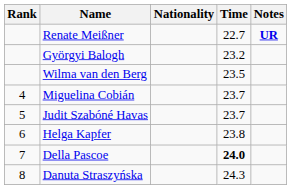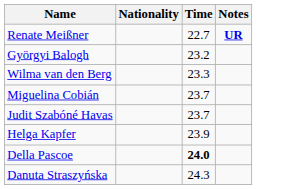- column: (22, 14)
(234, 74) 23.5 -> (199, 74) 23.3
(234, 134) 23.8 -> (199, 134) 23.9
